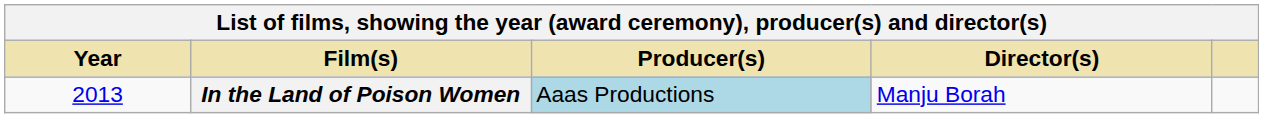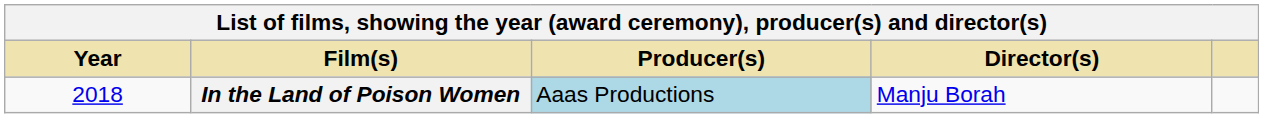(98, 94) 2013 -> (98, 94) 2018
